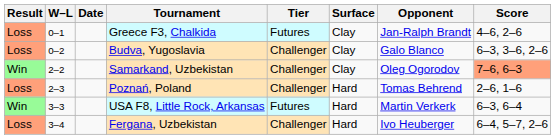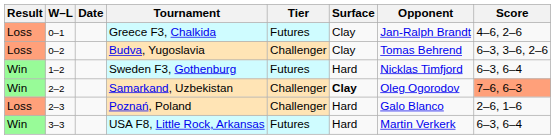(412, 50) Galo Blanco -> (421, 50) Tomas Behrend
+ row: (173, 69)
(344, 69) normal -> (344, 87) bold
(421, 87) Tomas Behrend -> (412, 106) Galo Blanco
- row: (163, 124)
